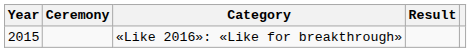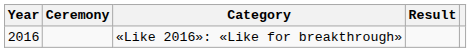(24, 37) 2015 -> (24, 37) 2016
